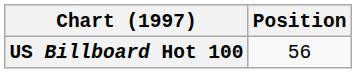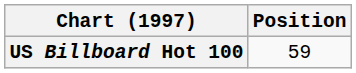(300, 52) 56 -> (300, 52) 59
